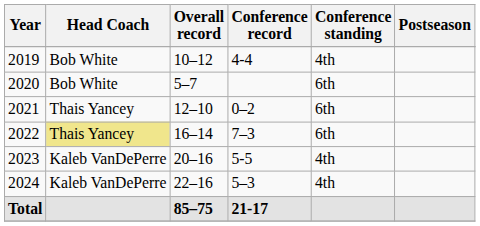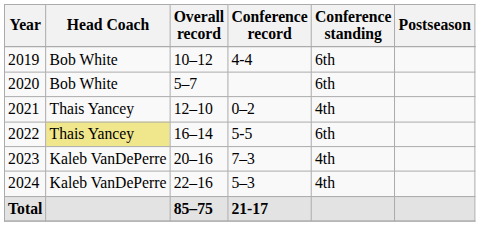(325, 59) 4th -> (325, 59) 6th
(325, 109) 6th -> (325, 109) 4th
(243, 134) 7–3 -> (242, 134) 5-5
(242, 158) 5-5 -> (243, 158) 7–3
